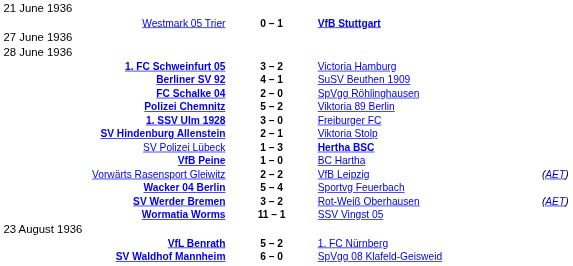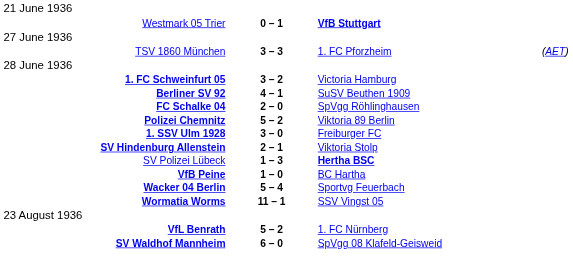+ row: (180, 52)
- row: (159, 174)
- row: (179, 201)
